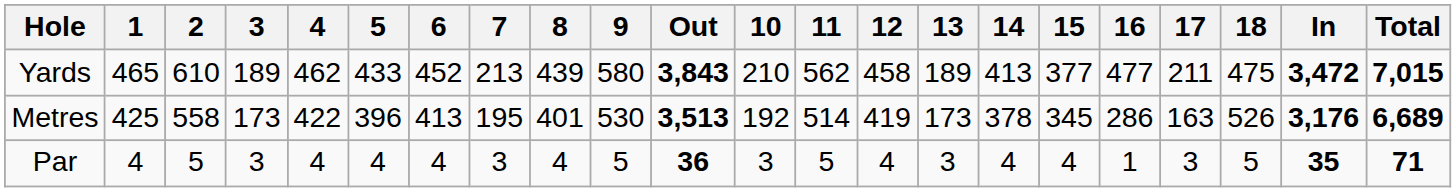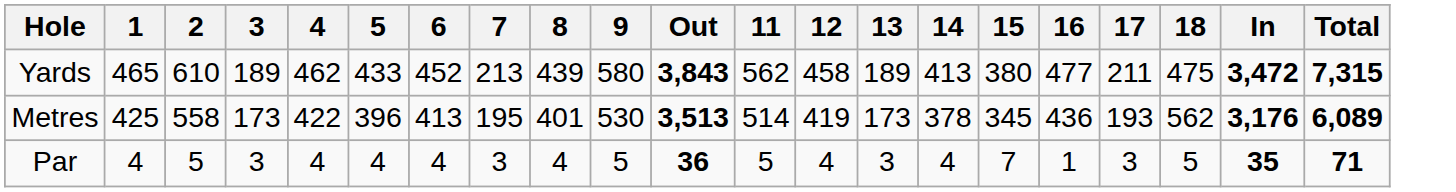- column: (766, 27)
(1069, 72) 377 -> (1008, 72) 380
(1408, 72) 7,015 -> (1347, 72) 7,315
(1130, 117) 286 -> (1069, 117) 436
(1190, 117) 163 -> (1130, 117) 193
(1251, 117) 526 -> (1190, 117) 562
(1408, 117) 6,689 -> (1347, 117) 6,089
(1069, 162) 4 -> (1008, 162) 7
